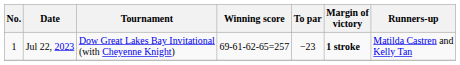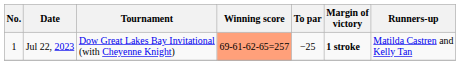(254, 46) no background -> (254, 46) lightsalmon background
(308, 46) −23 -> (308, 46) −25
